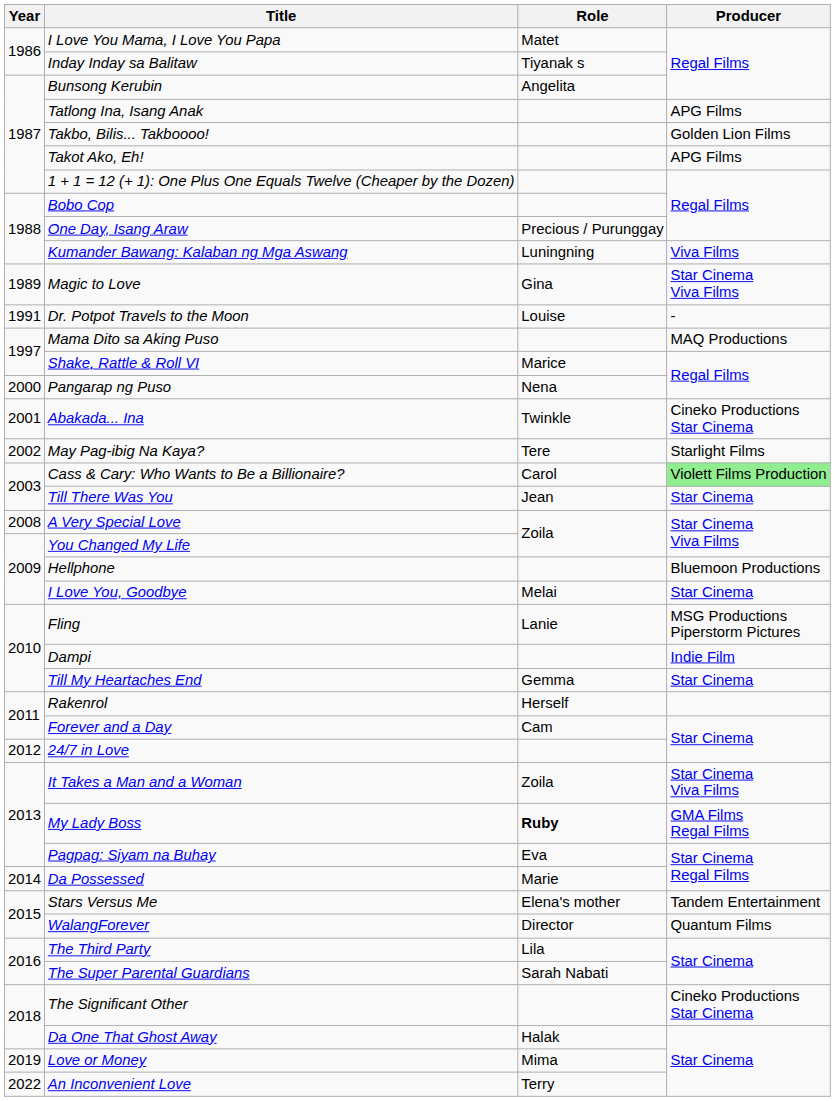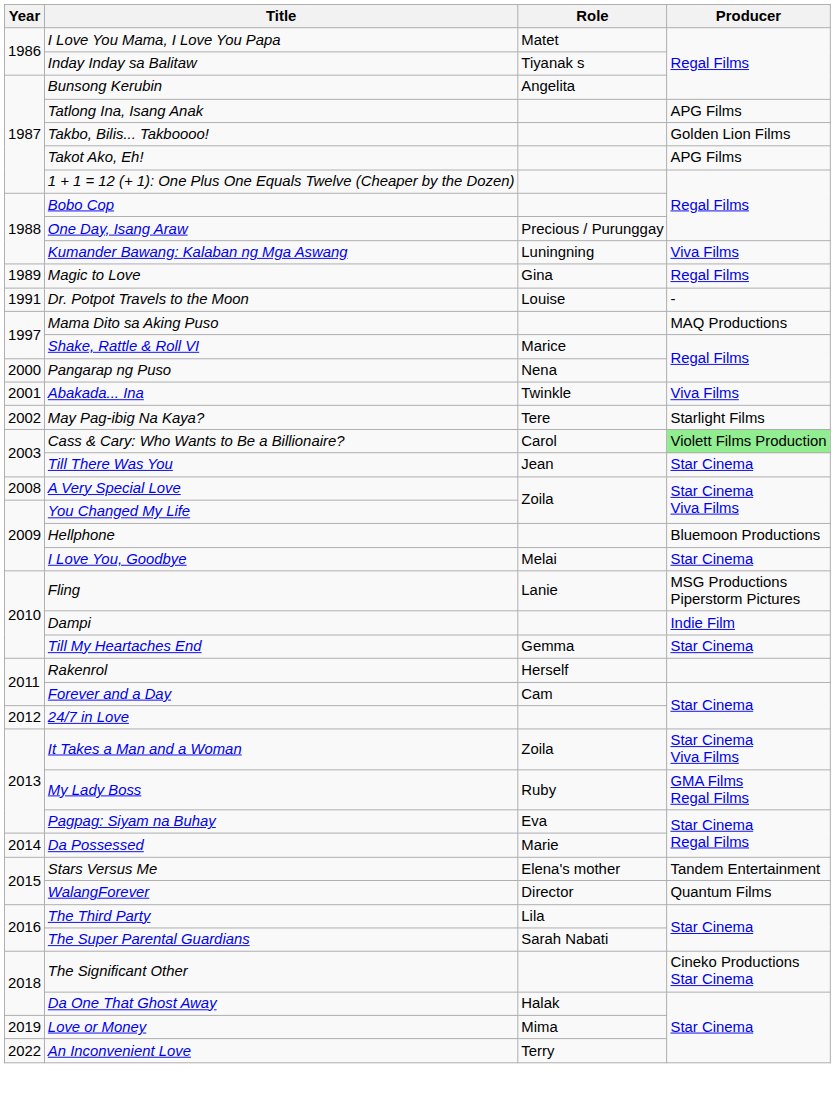(712, 284) Star Cinema Viva Films -> (710, 275) Regal Films
(735, 418) Cineko Productions Star Cinema -> (705, 393) Viva Films
(540, 823) bold -> (539, 789) normal
